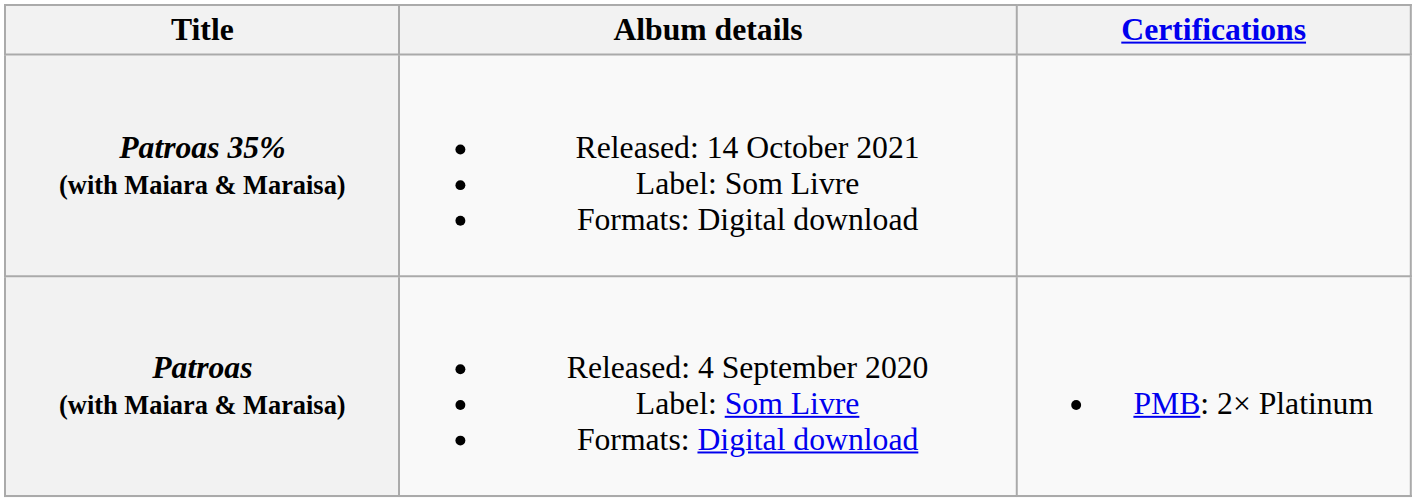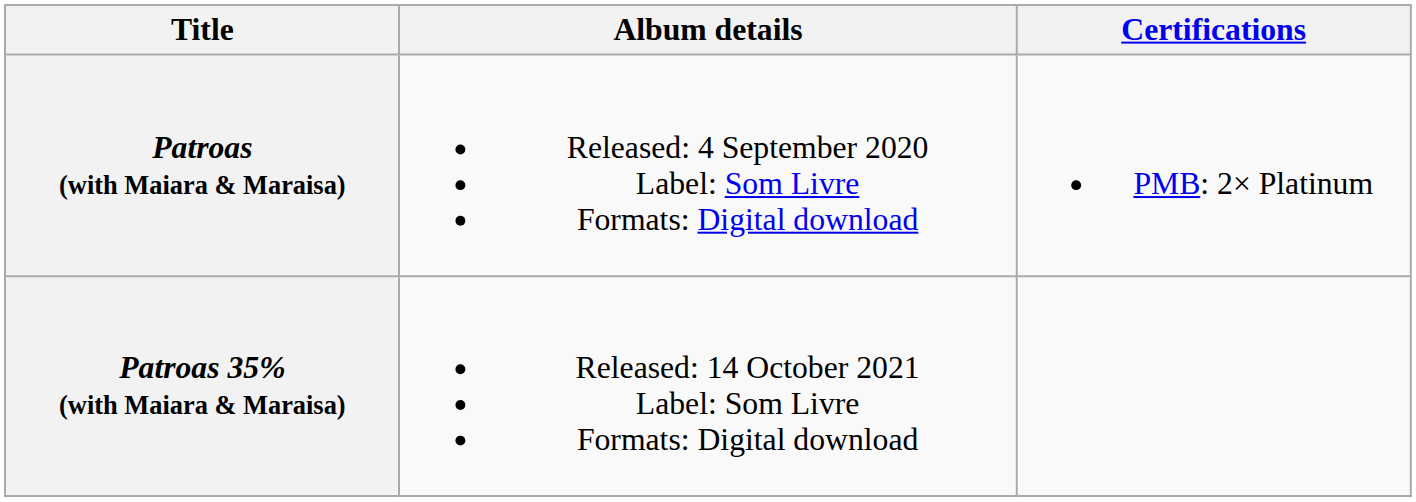rows swapped: (202, 385) <-> (202, 165)
